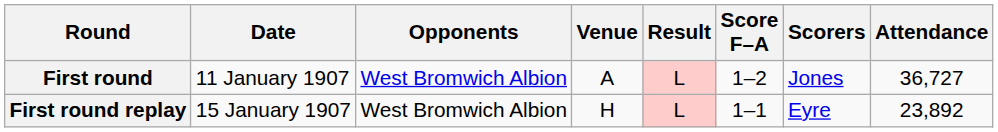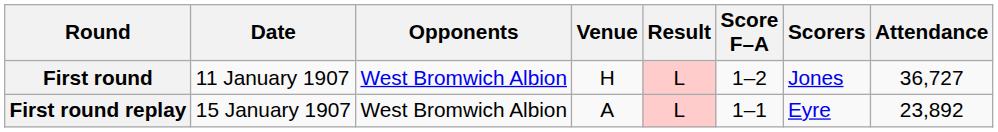(607, 77) A -> (607, 77) H
(607, 110) H -> (607, 110) A
